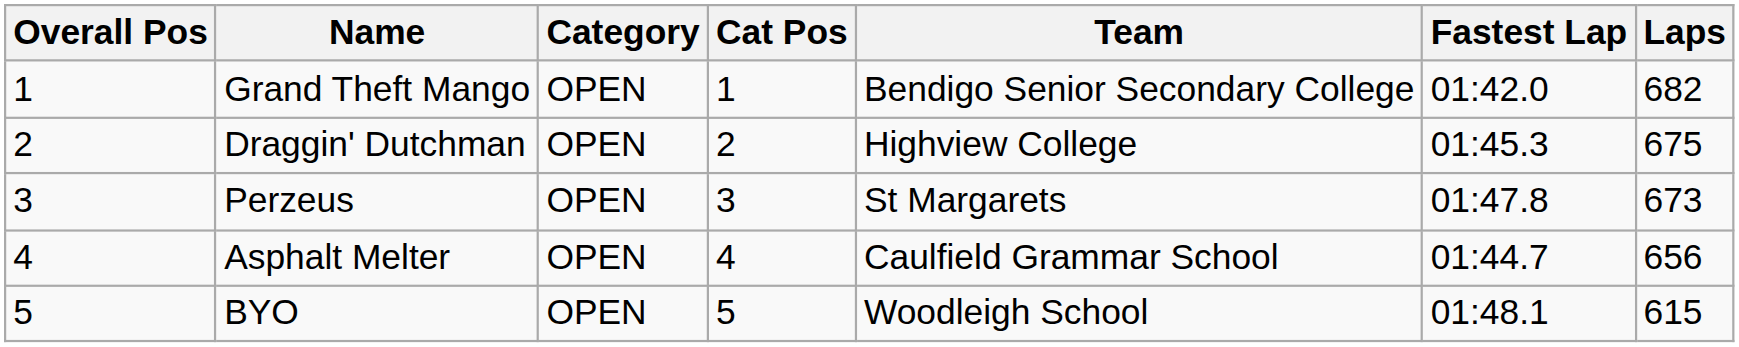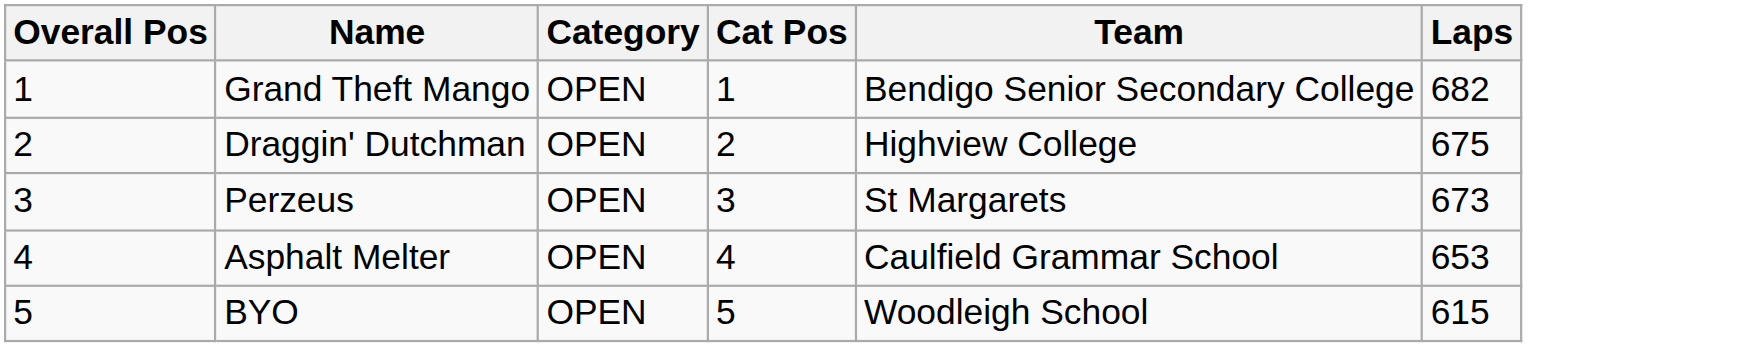- column: (1529, 32)
(1673, 256) 656 -> (1460, 256) 653
